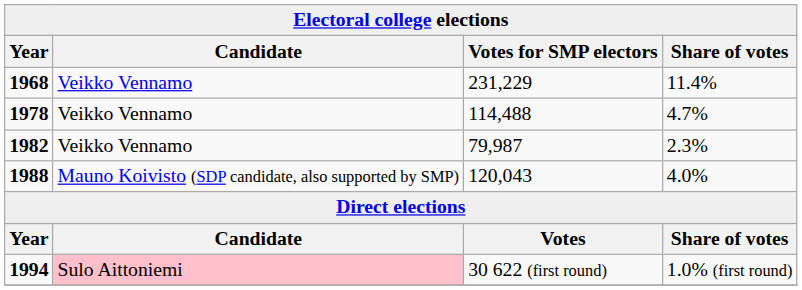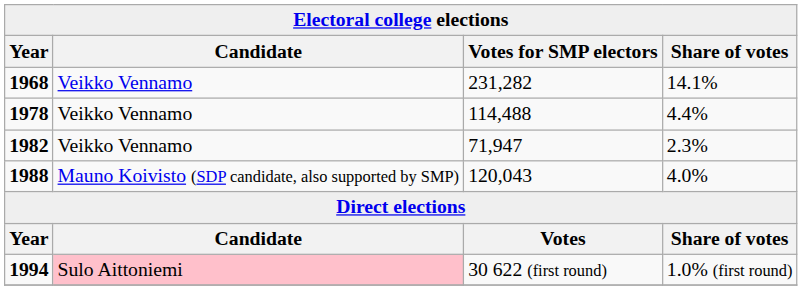(500, 82) 231,229 -> (500, 82) 231,282
(692, 82) 11.4% -> (692, 82) 14.1%
(687, 113) 4.7% -> (687, 113) 4.4%
(495, 144) 79,987 -> (495, 144) 71,947
